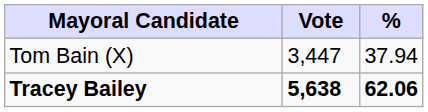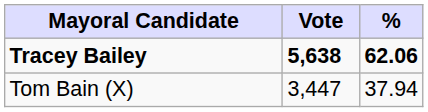rows swapped: (78, 89) <-> (72, 55)
